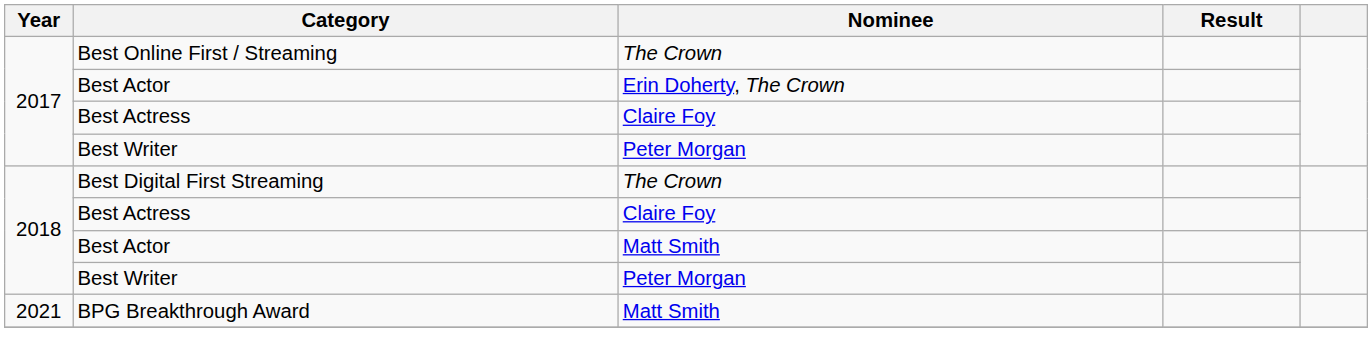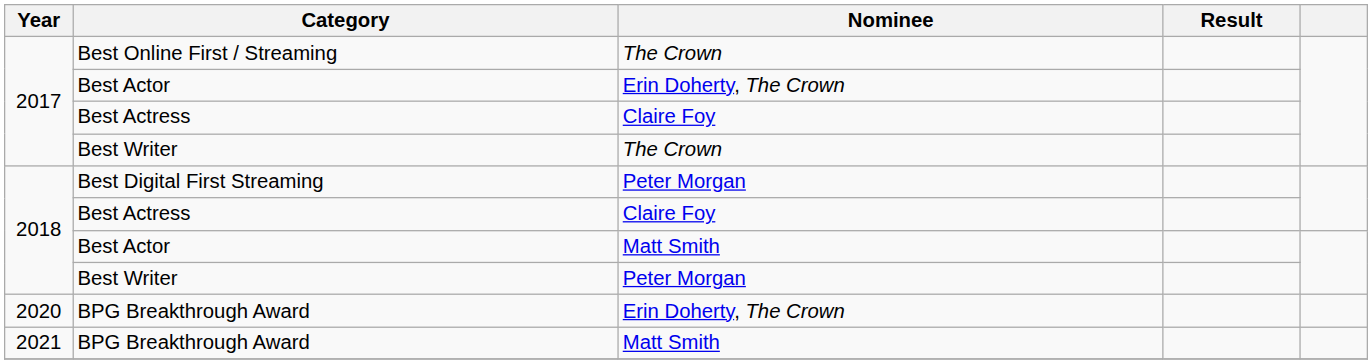(684, 149) Peter Morgan -> (672, 149) The Crown
(672, 181) The Crown -> (684, 181) Peter Morgan
+ row: (39, 310)
